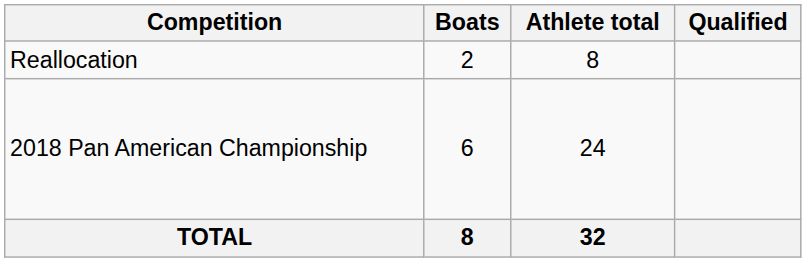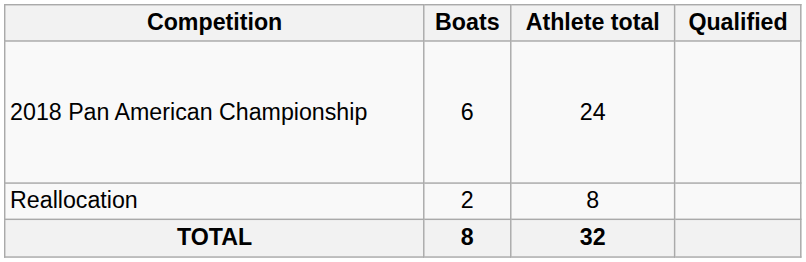rows swapped: (189, 148) <-> (74, 59)
